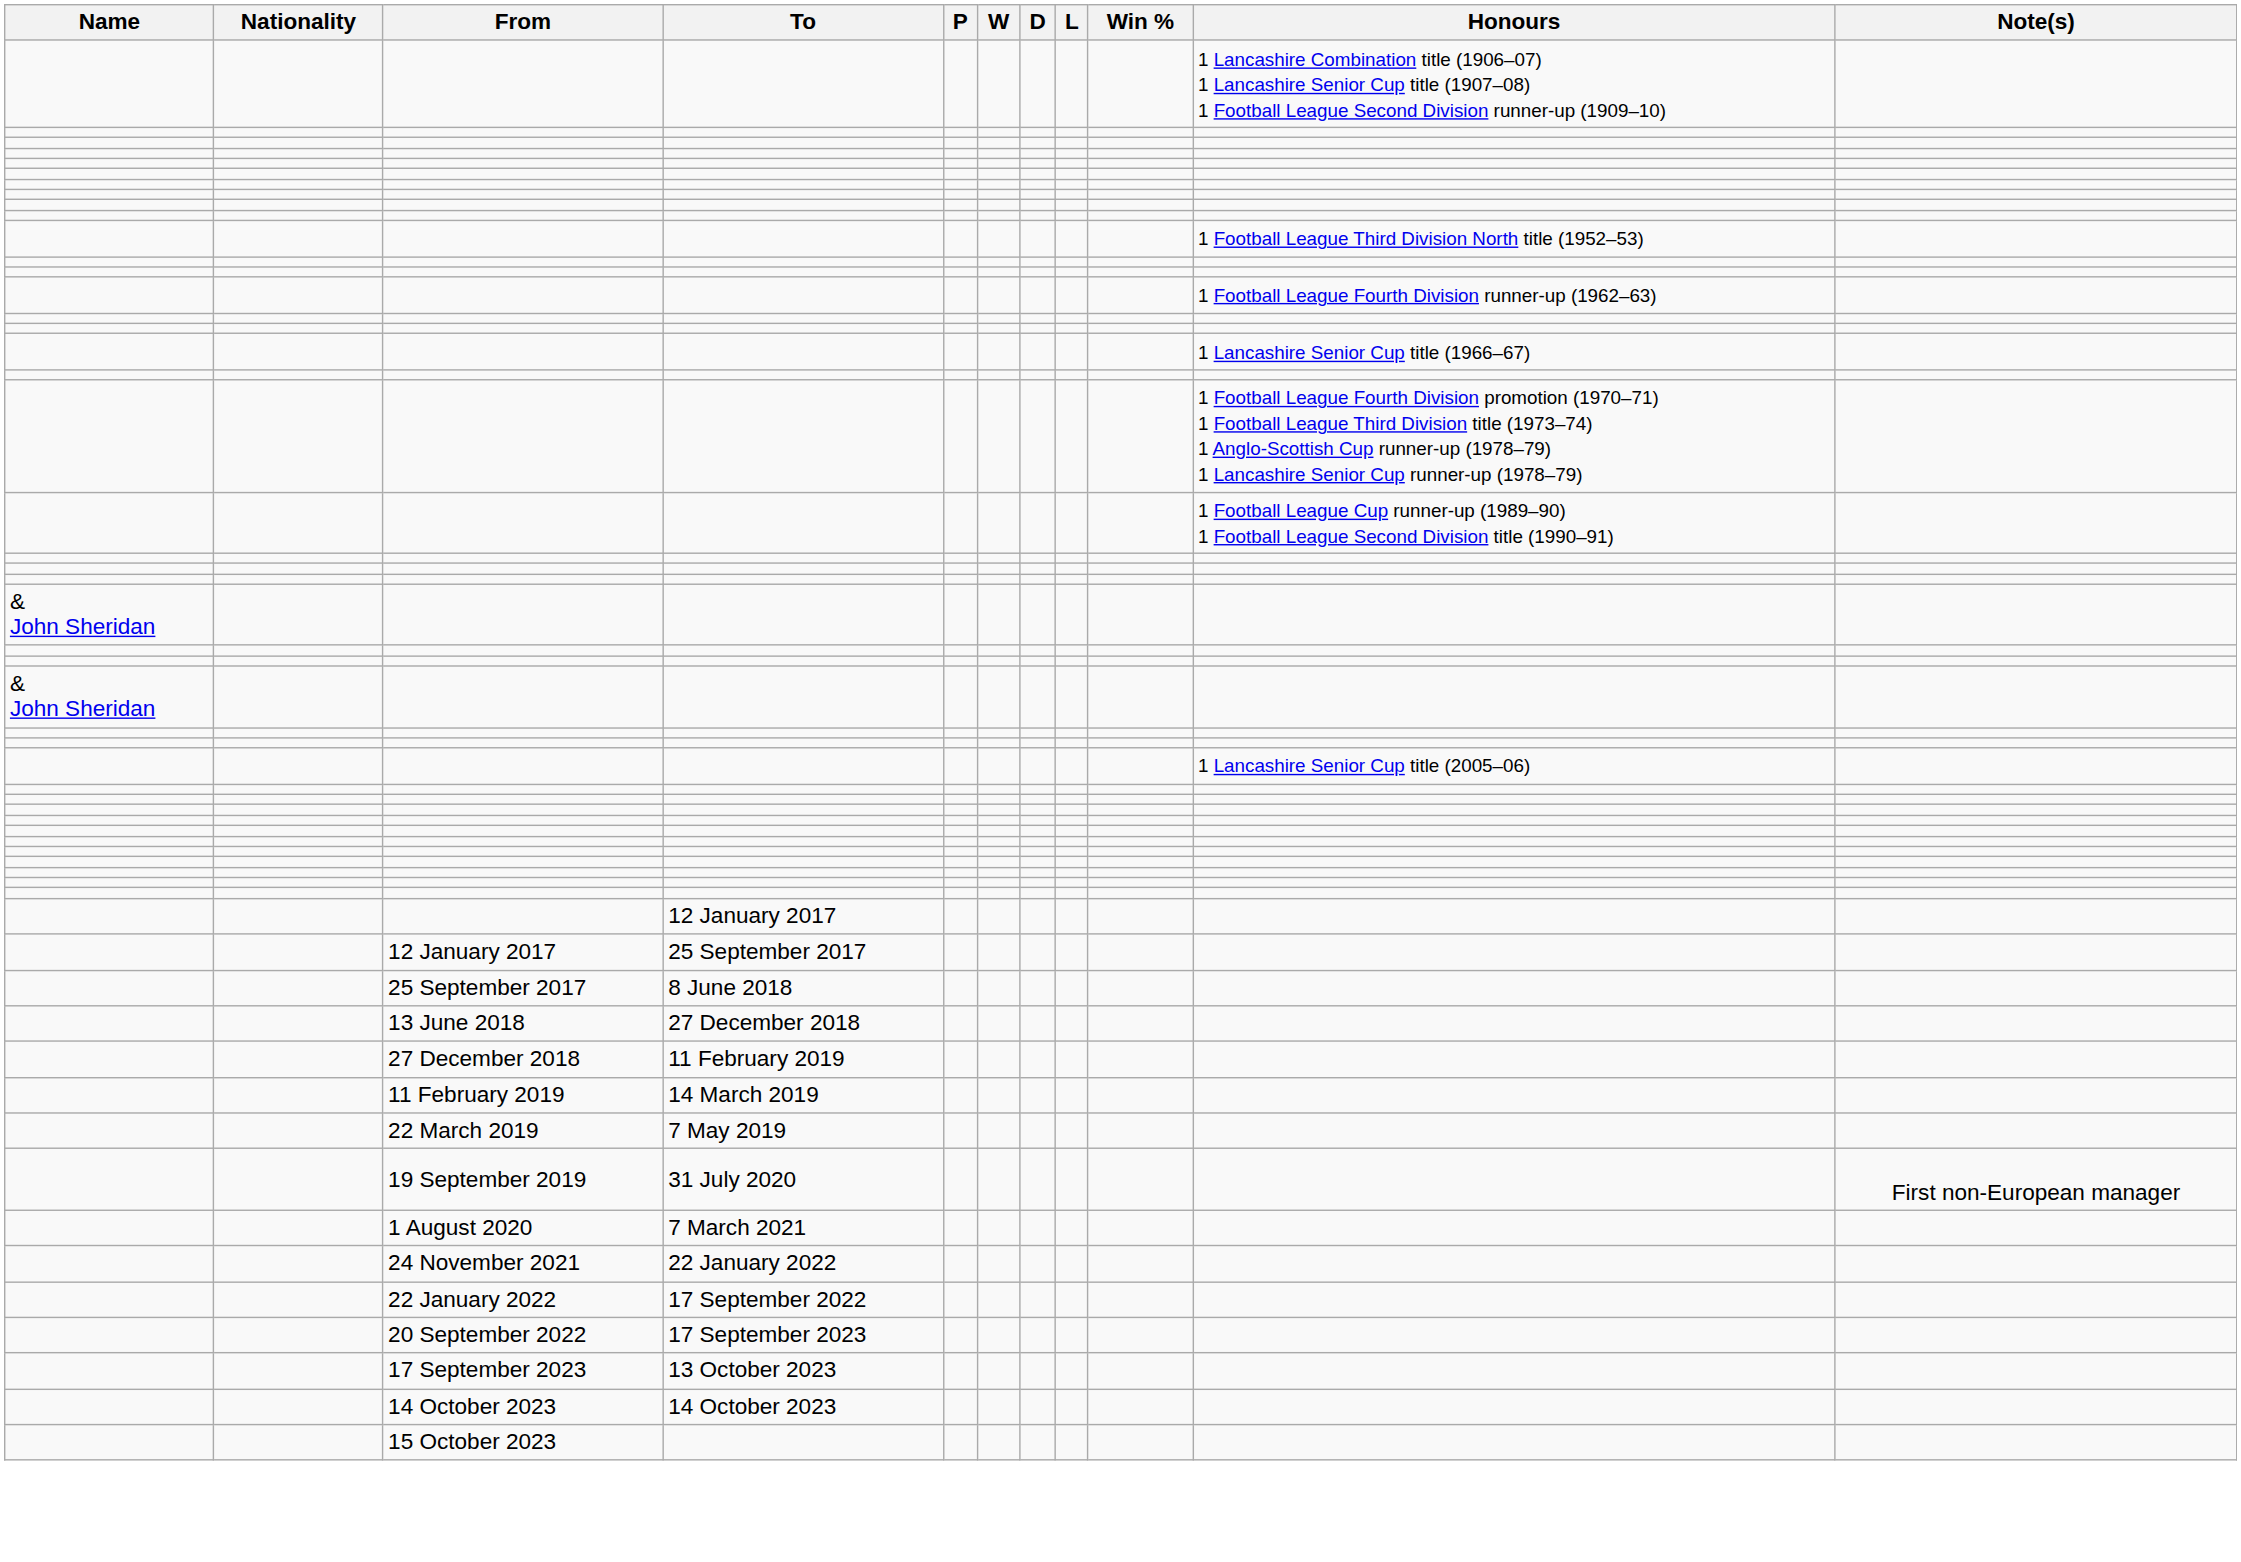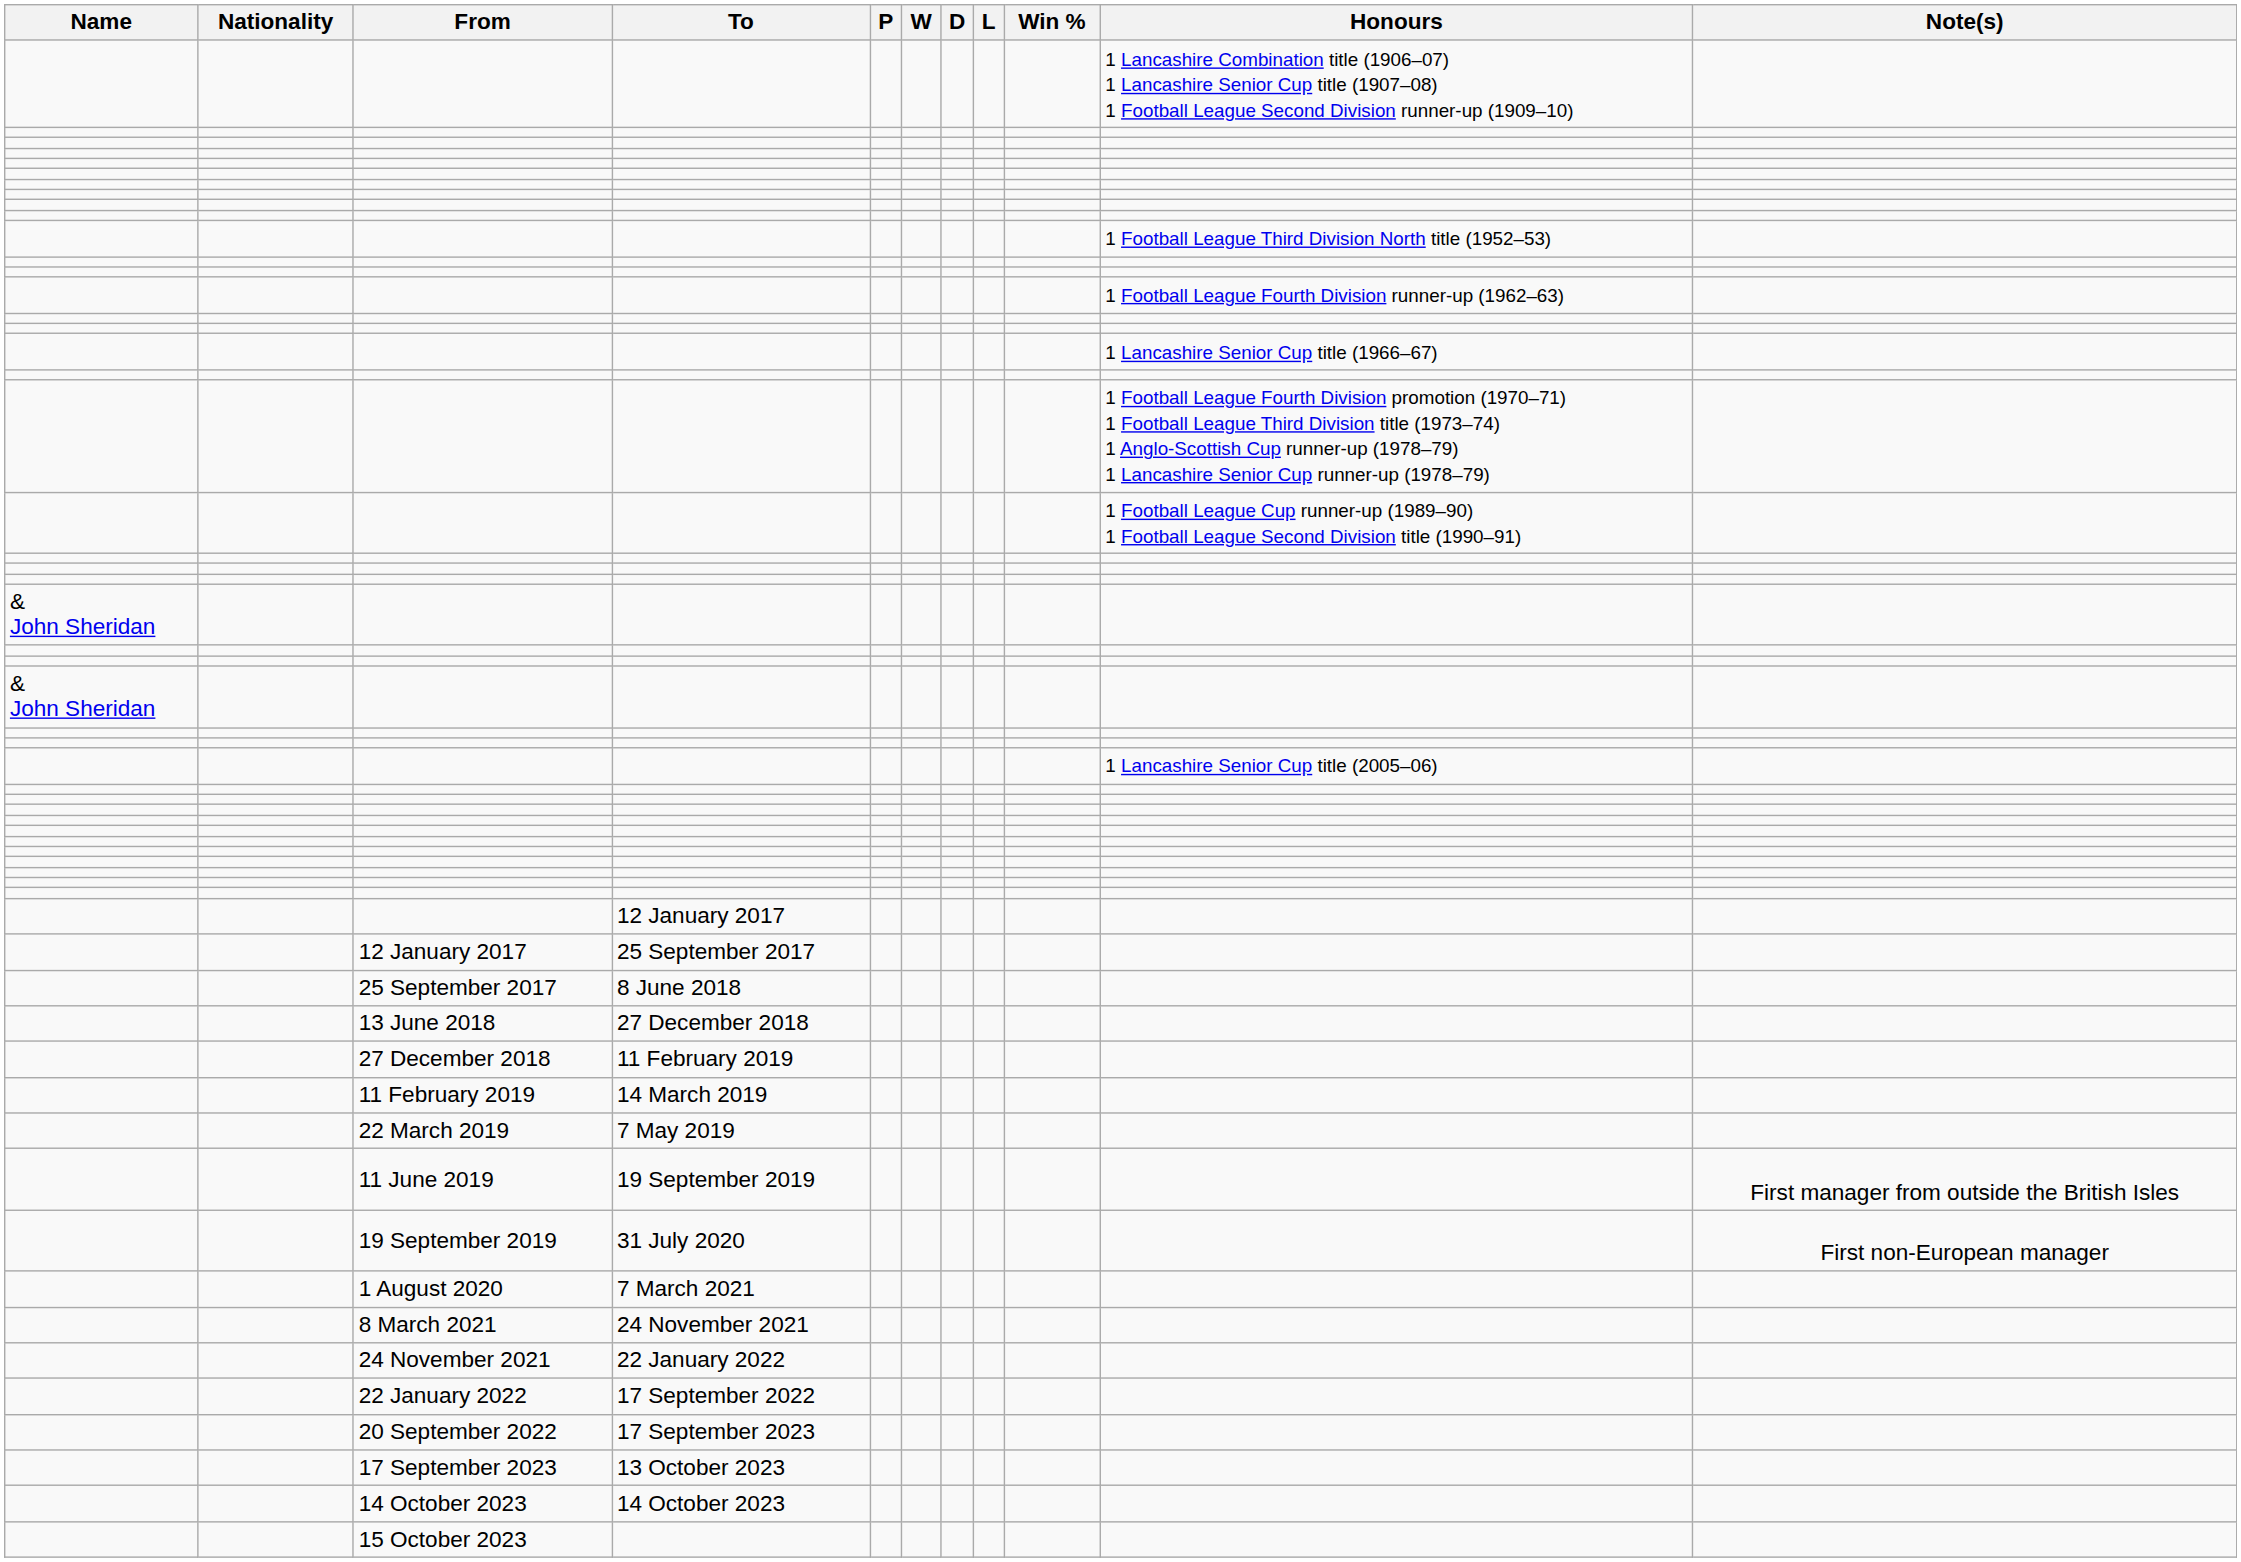+ row: (426, 1179)
+ row: (428, 1324)
